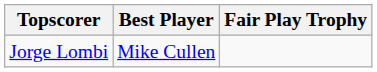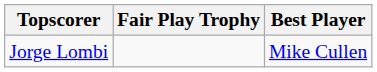columns swapped: (166, 19) <-> (296, 19)
